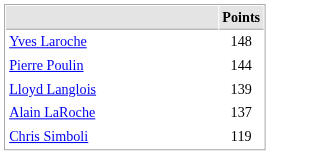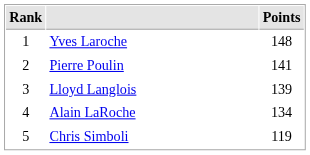+ column: (26, 17)
(241, 65) 144 -> (282, 65) 141
(241, 113) 137 -> (282, 113) 134
